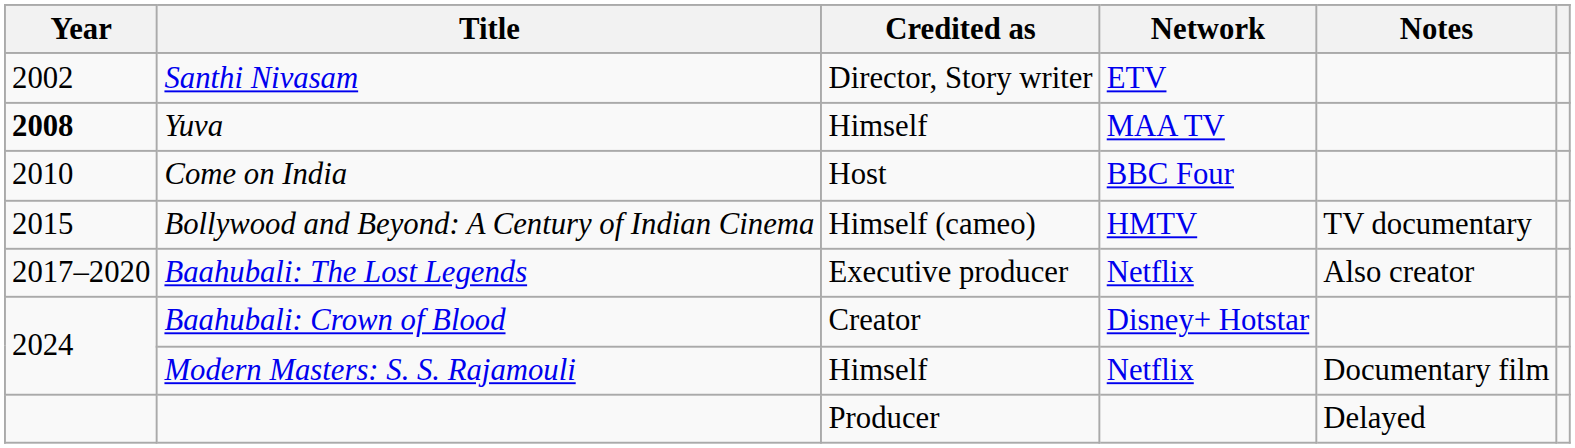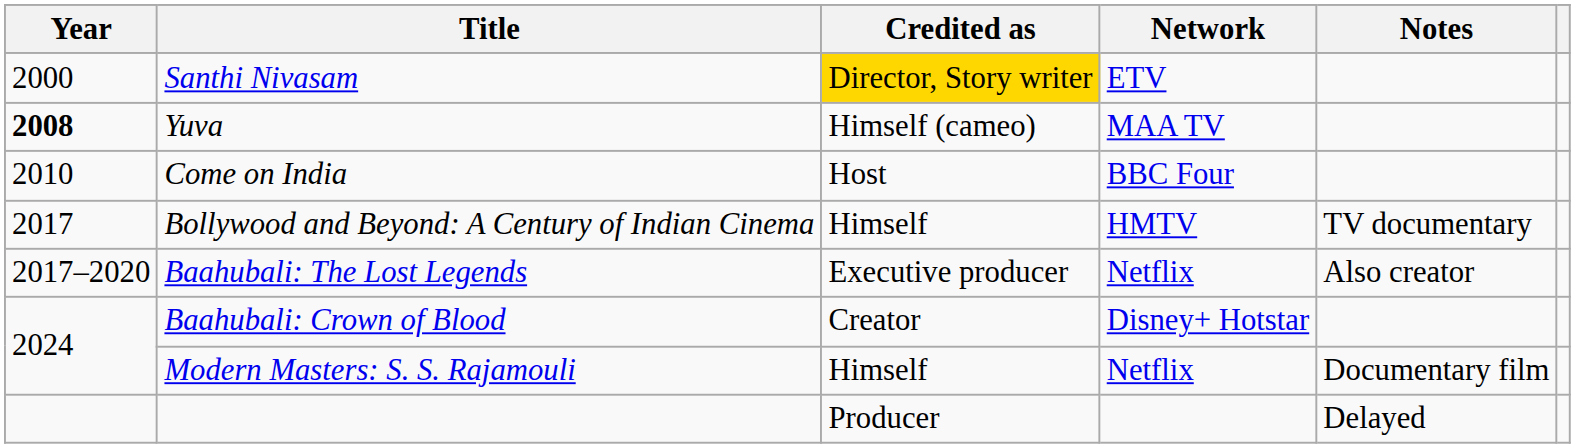(43, 77) 2002 -> (43, 77) 2000
(961, 77) no background -> (961, 77) gold background
(878, 126) Himself -> (932, 126) Himself (cameo)
(43, 223) 2015 -> (43, 223) 2017
(932, 223) Himself (cameo) -> (878, 223) Himself
